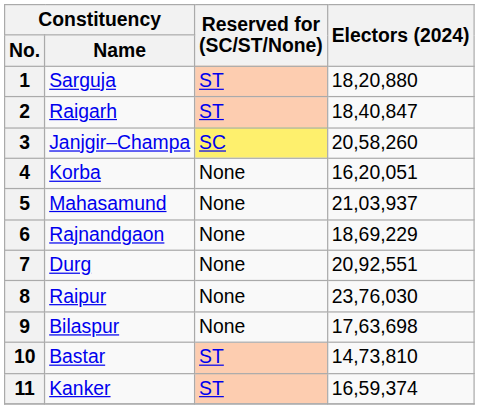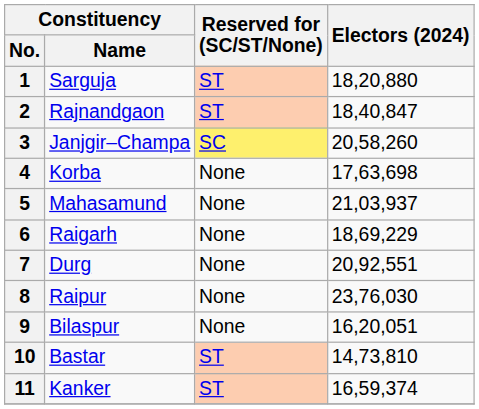(83, 111) Raigarh -> (107, 111) Rajnandgaon
(375, 173) 16,20,051 -> (375, 173) 17,63,698
(107, 234) Rajnandgaon -> (83, 234) Raigarh
(375, 326) 17,63,698 -> (375, 326) 16,20,051
